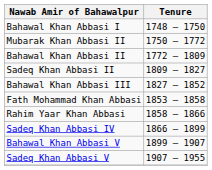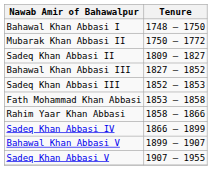- row: (66, 56)
+ row: (63, 85)
